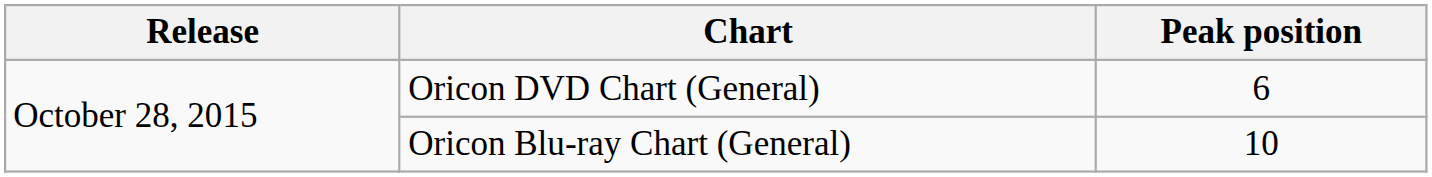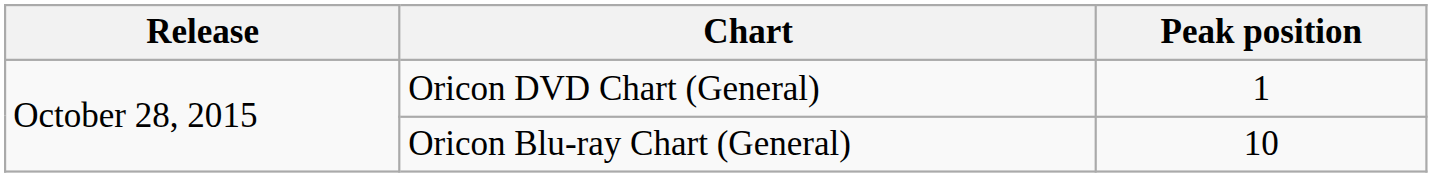(1261, 87) 6 -> (1261, 87) 1
